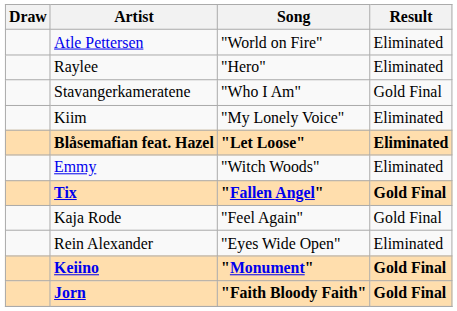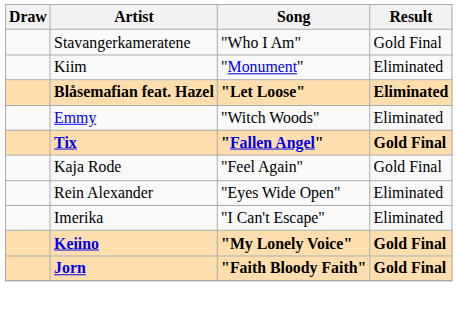- row: (99, 42)
- row: (76, 67)
(283, 117) "My Lonely Voice" -> (262, 67) "Monument"
+ row: (79, 218)
(267, 268) "Monument" -> (287, 243) "My Lonely Voice"
